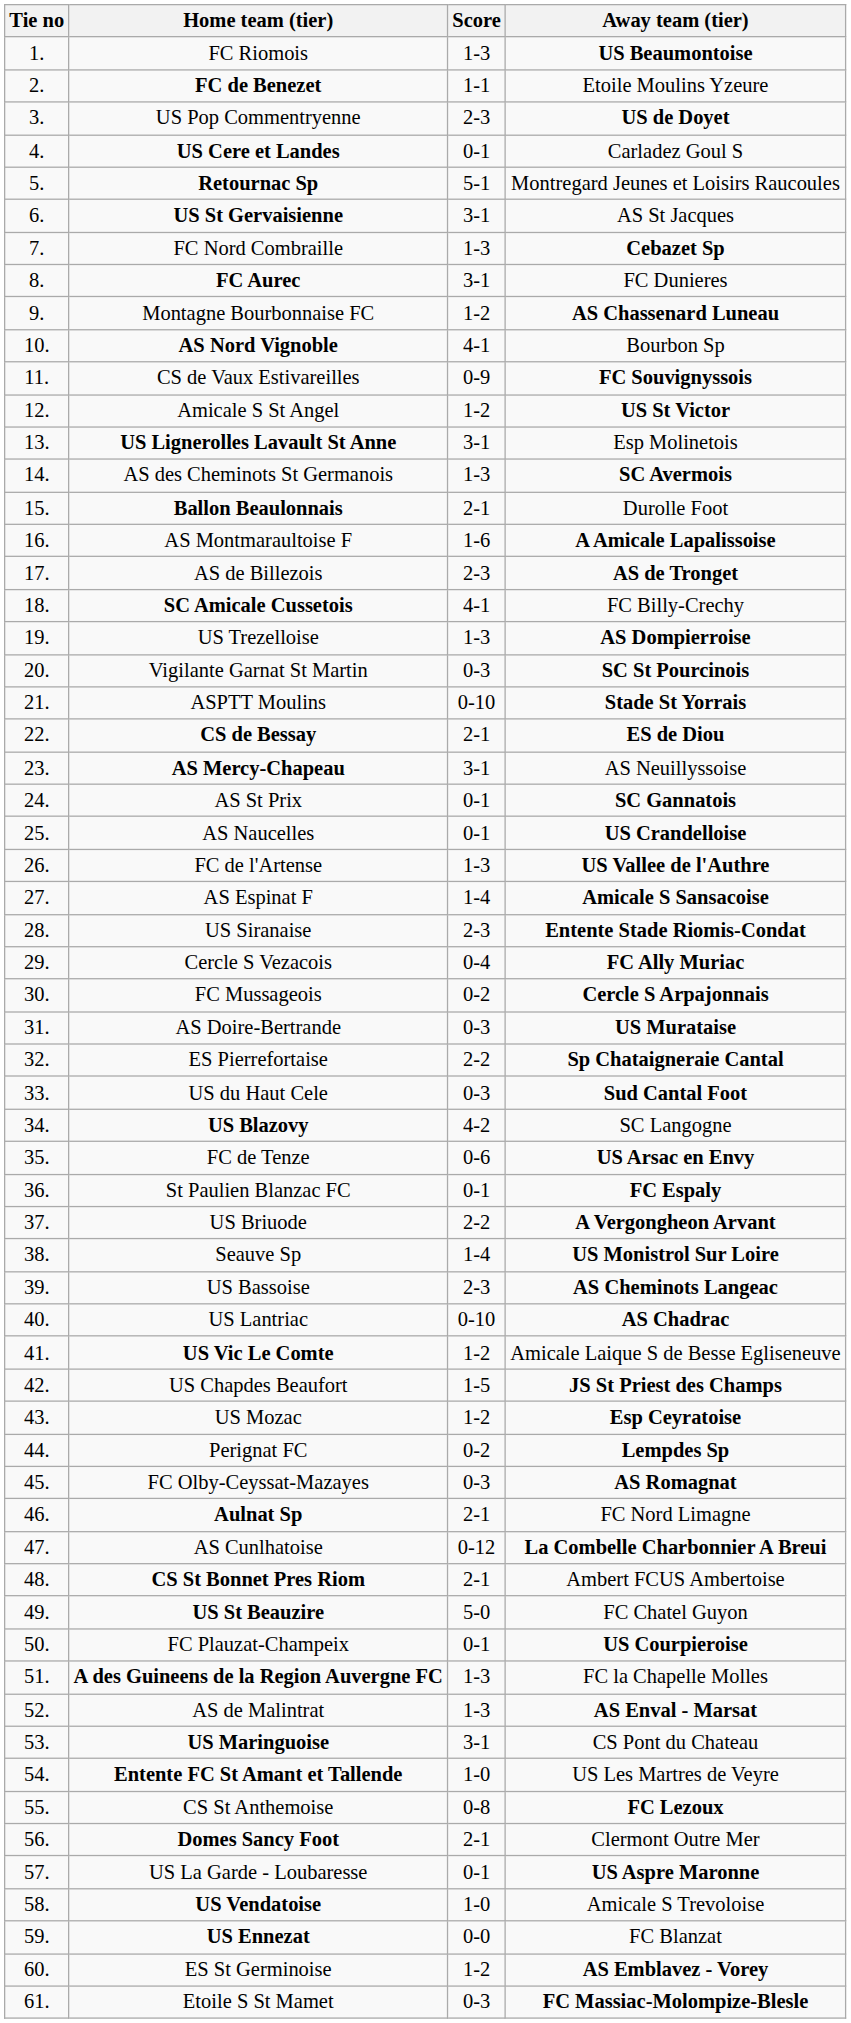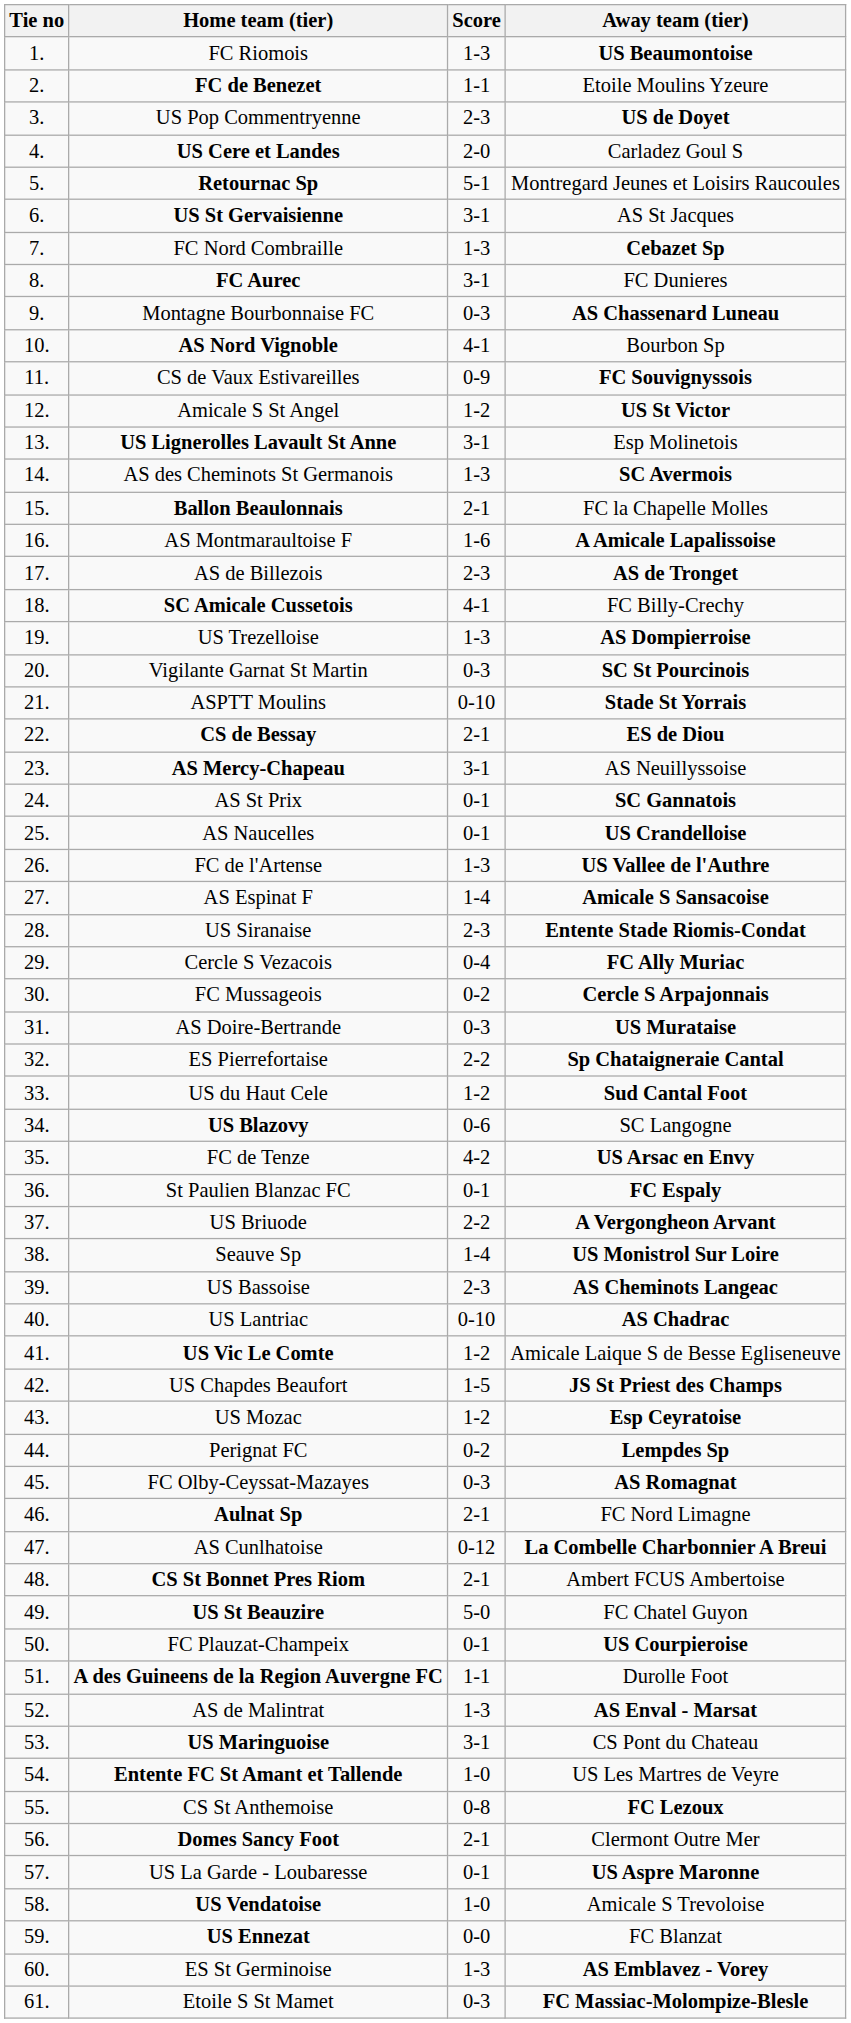(477, 150) 0-1 -> (477, 150) 2-0
(477, 313) 1-2 -> (477, 313) 0-3
(675, 507) Durolle Foot -> (675, 507) FC la Chapelle Molles
(477, 1092) 0-3 -> (477, 1092) 1-2
(477, 1125) 4-2 -> (477, 1125) 0-6
(477, 1157) 0-6 -> (477, 1157) 4-2
(477, 1677) 1-3 -> (477, 1677) 1-1
(675, 1677) FC la Chapelle Molles -> (675, 1677) Durolle Foot
(477, 1969) 1-2 -> (477, 1969) 1-3
